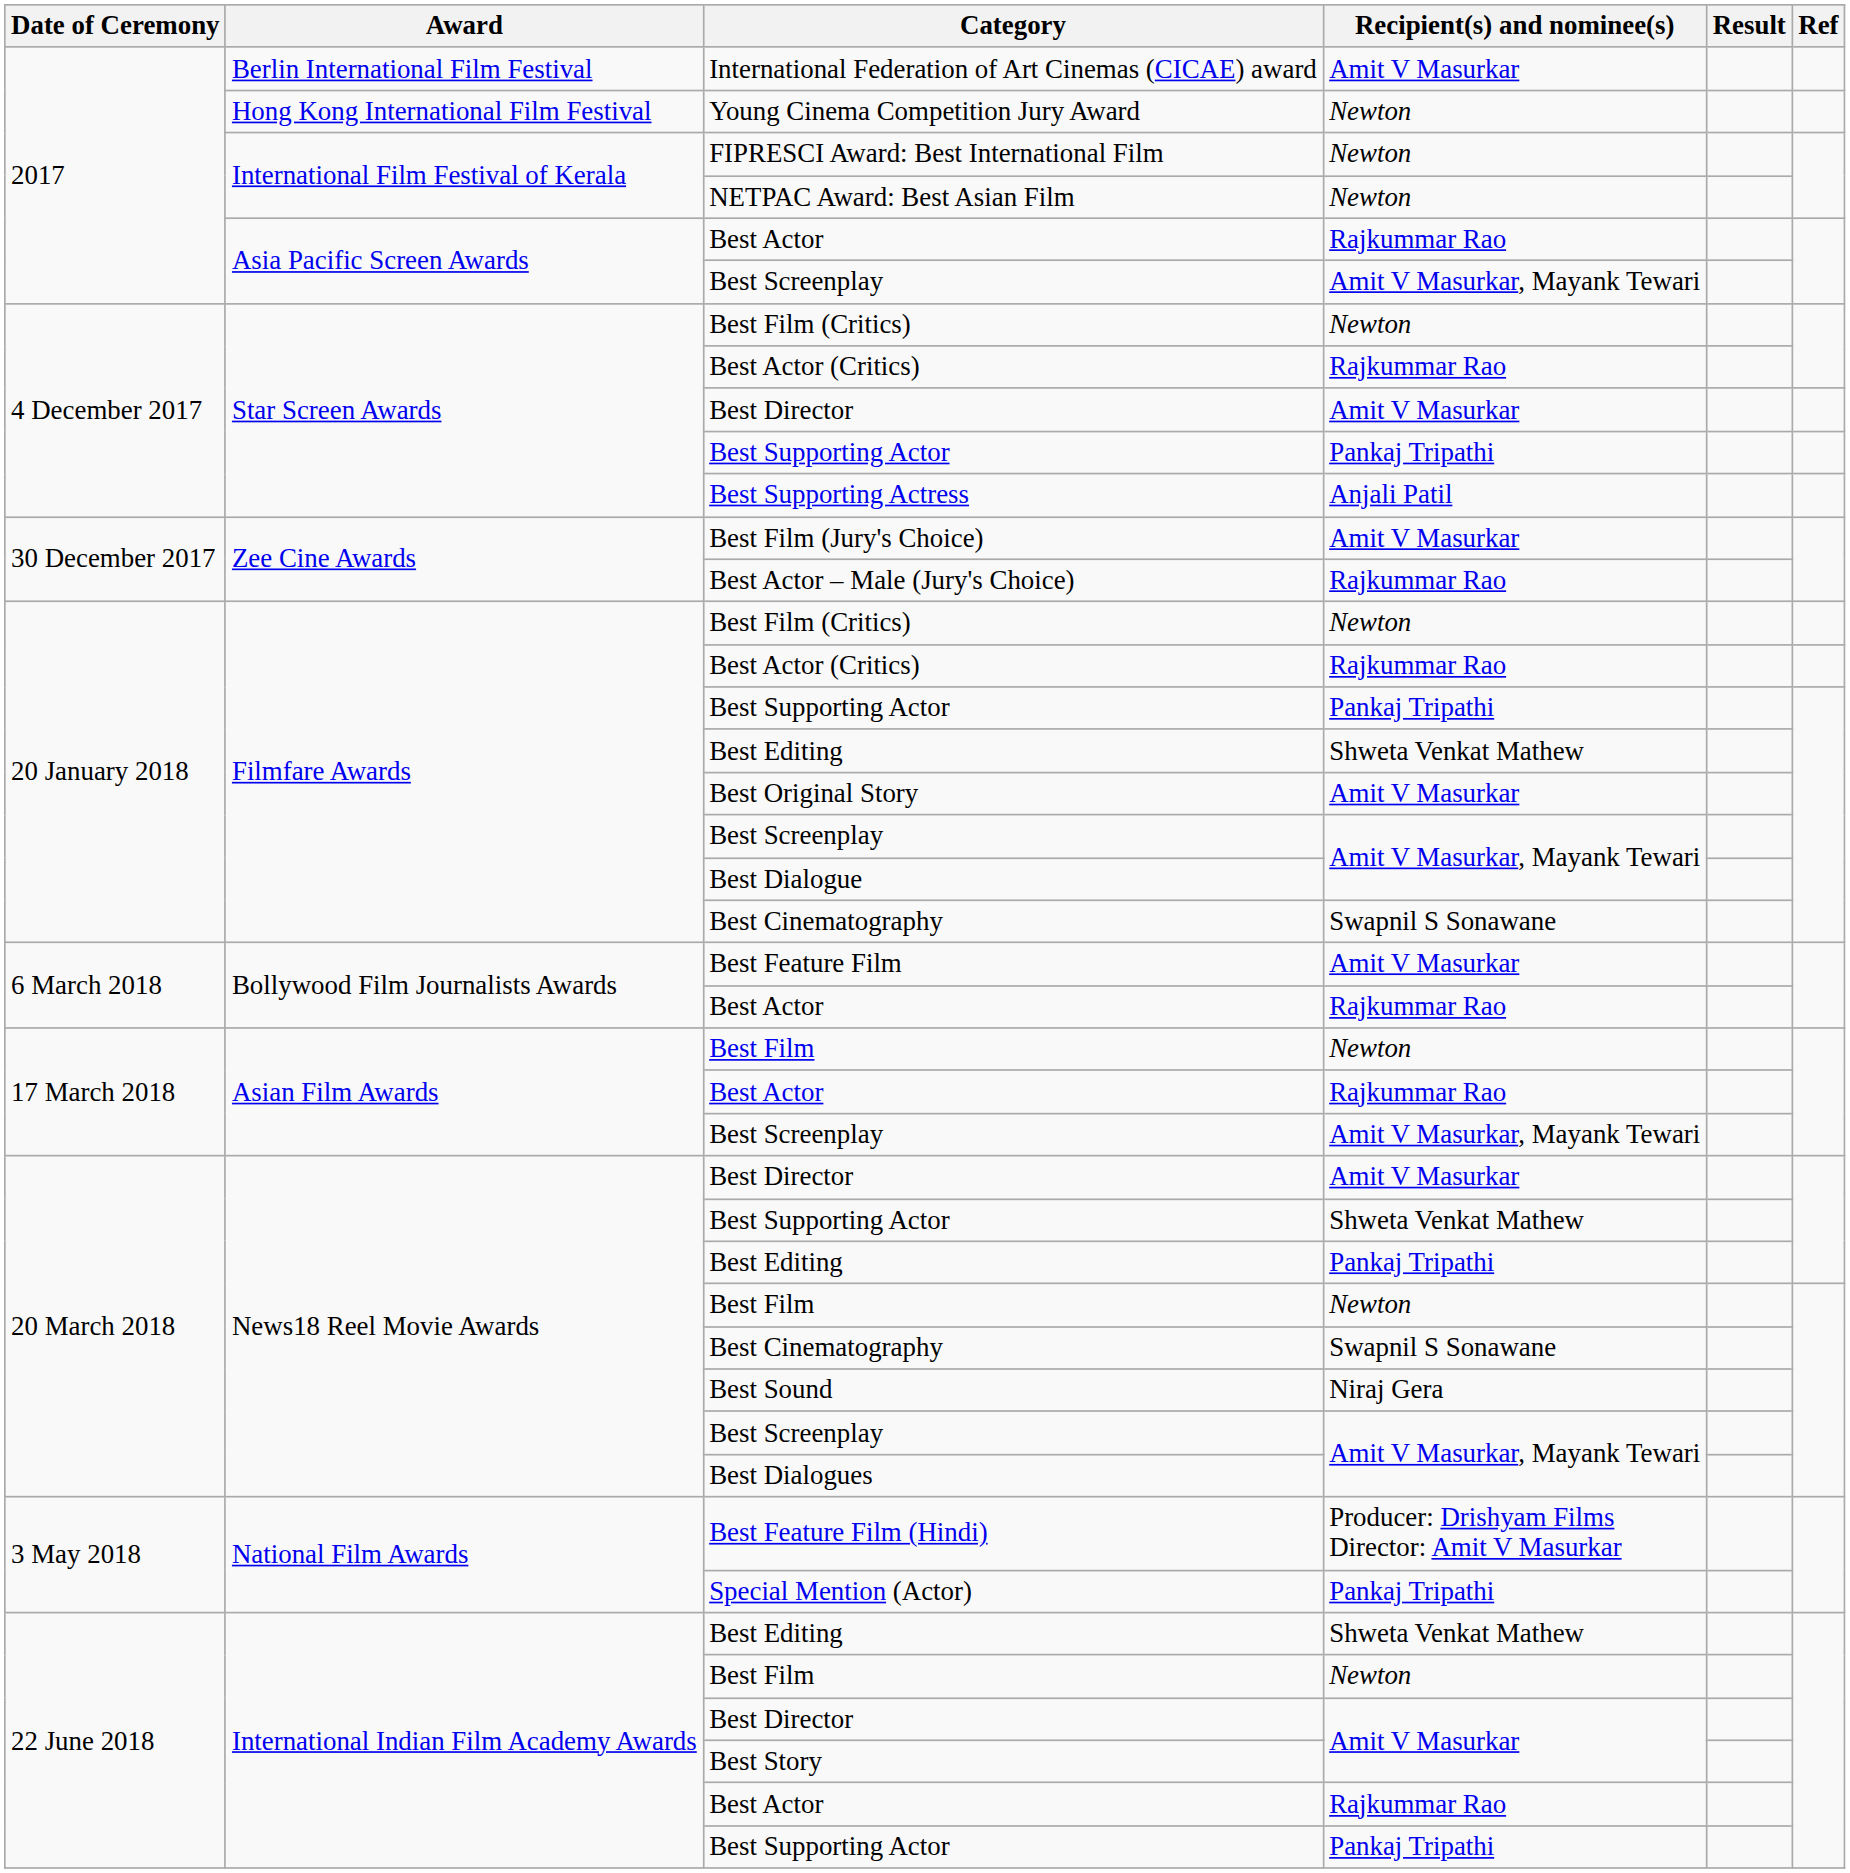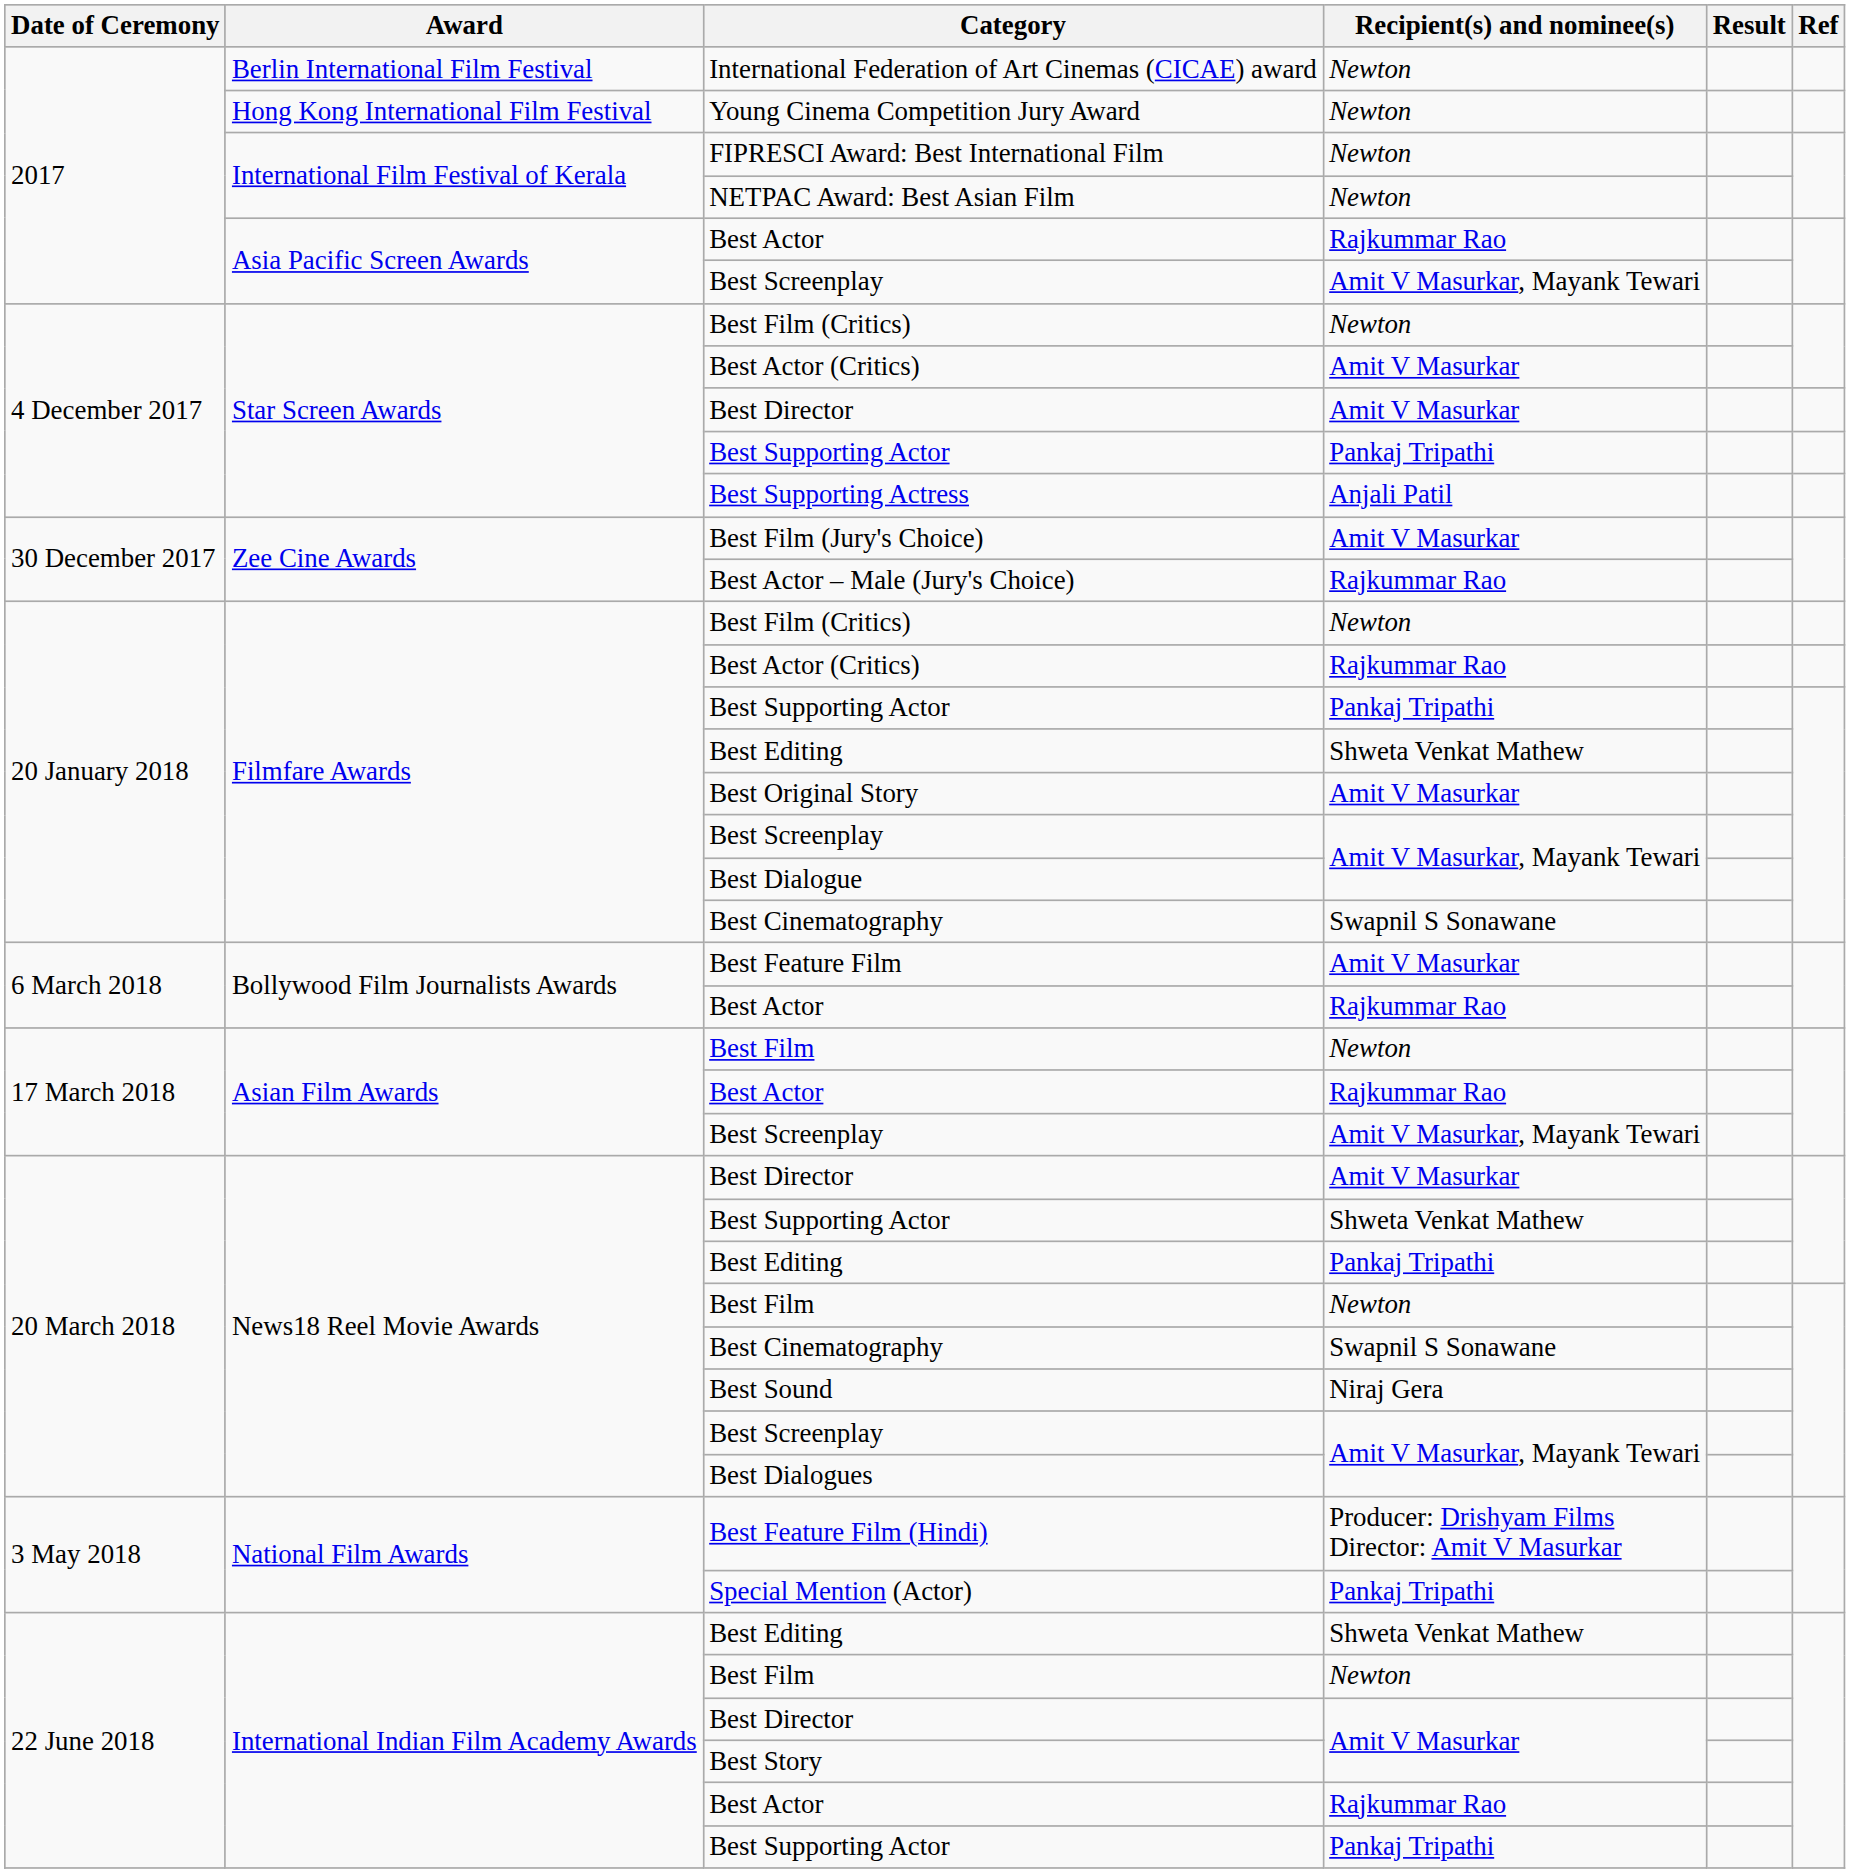(1424, 68) Amit V Masurkar -> (1370, 68) Newton
(1418, 366) Rajkummar Rao -> (1424, 366) Amit V Masurkar
